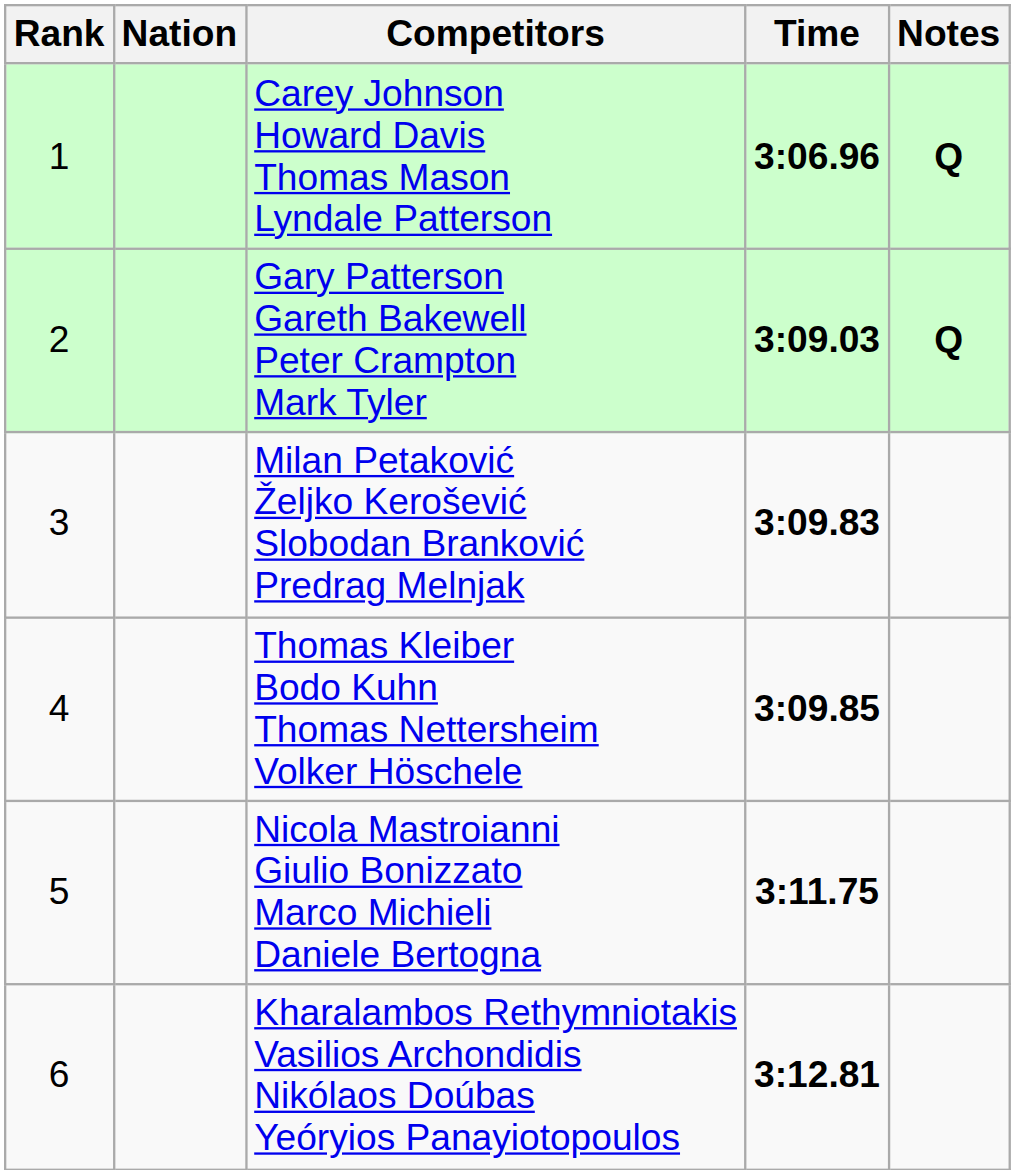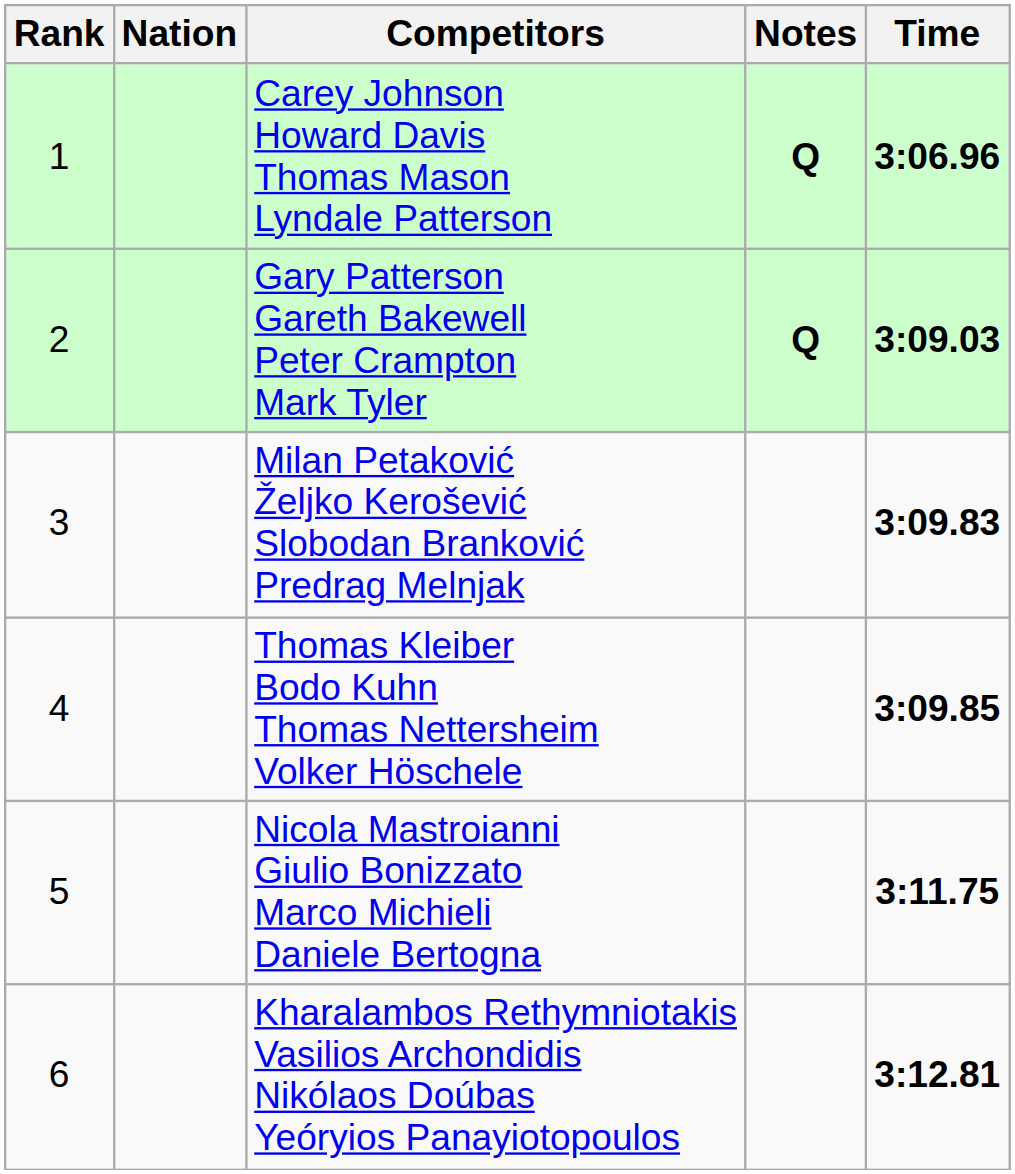columns swapped: (817, 33) <-> (949, 33)
